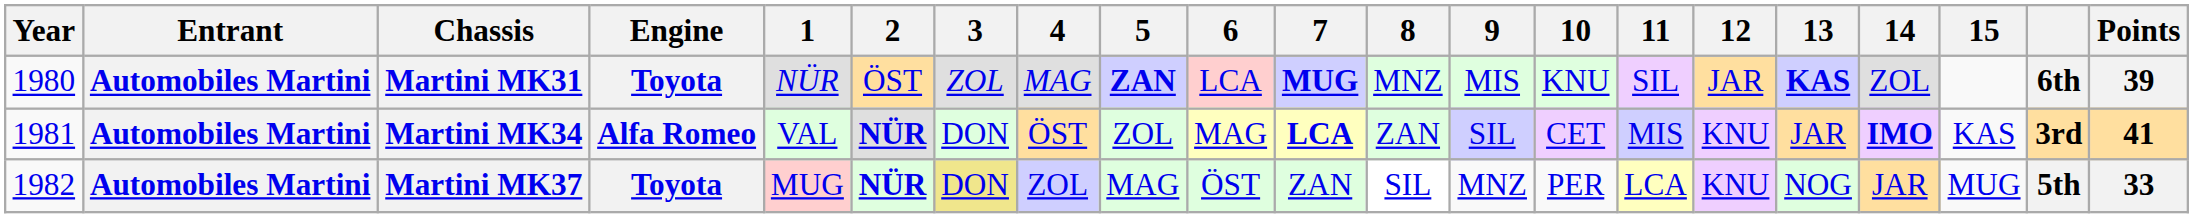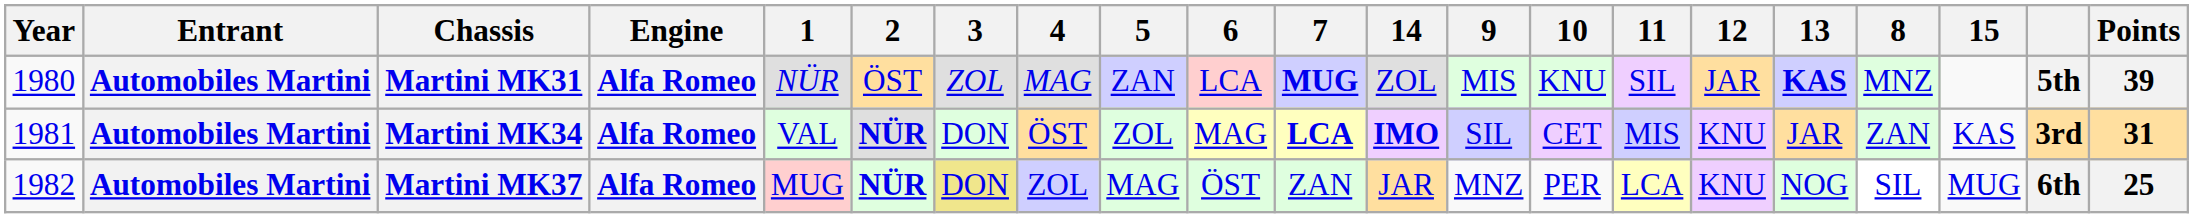columns swapped: (1408, 29) <-> (1900, 29)
(677, 81) Toyota -> (677, 81) Alfa Romeo
(1143, 81) bold -> (1143, 81) normal
(2059, 81) 6th -> (2059, 81) 5th
(2139, 133) 41 -> (2139, 133) 31
(677, 184) Toyota -> (677, 184) Alfa Romeo
(2059, 184) 5th -> (2059, 184) 6th
(2139, 184) 33 -> (2139, 184) 25
